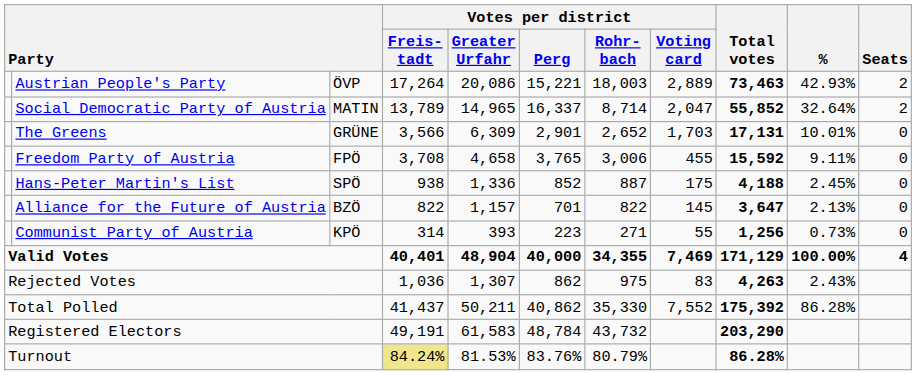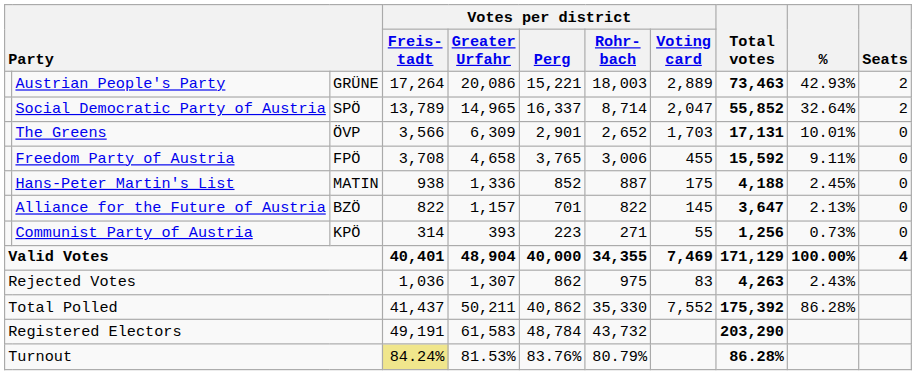(347, 84) ÖVP -> (356, 84) GRÜNE
(356, 109) MATIN -> (347, 109) SPÖ
(356, 134) GRÜNE -> (347, 134) ÖVP
(347, 183) SPÖ -> (356, 183) MATIN
